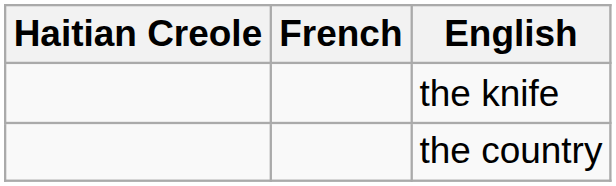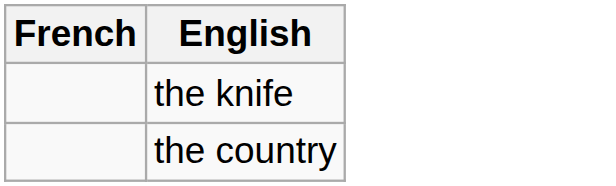- column: (138, 33)
